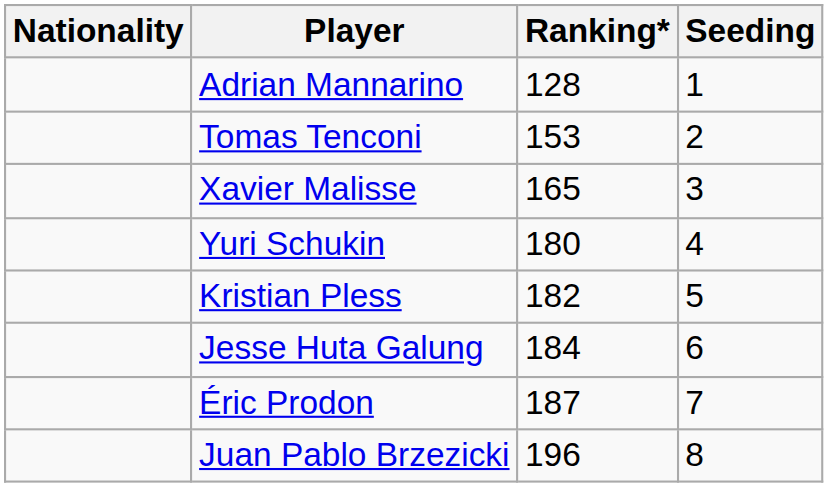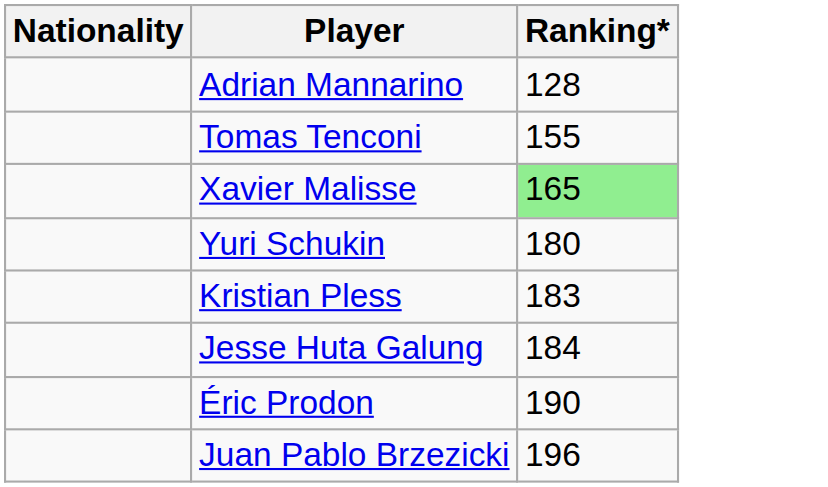- column: (750, 31)
(553, 137) 153 -> (553, 137) 155
(553, 190) no background -> (553, 190) lightgreen background
(553, 296) 182 -> (553, 296) 183
(553, 402) 187 -> (553, 402) 190
